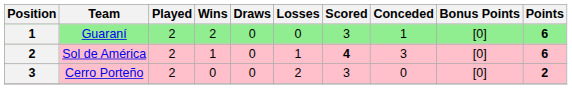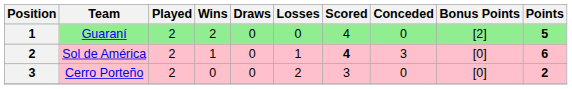(347, 34) 3 -> (347, 34) 4
(404, 34) 1 -> (404, 34) 0
(480, 34) [0] -> (480, 34) [2]
(545, 34) 6 -> (545, 34) 5
